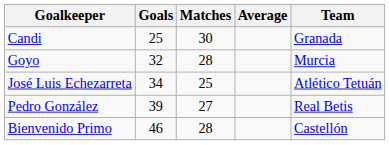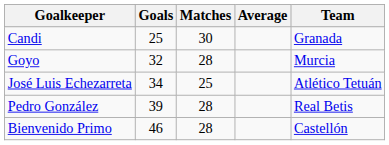(206, 106) 27 -> (206, 106) 28
